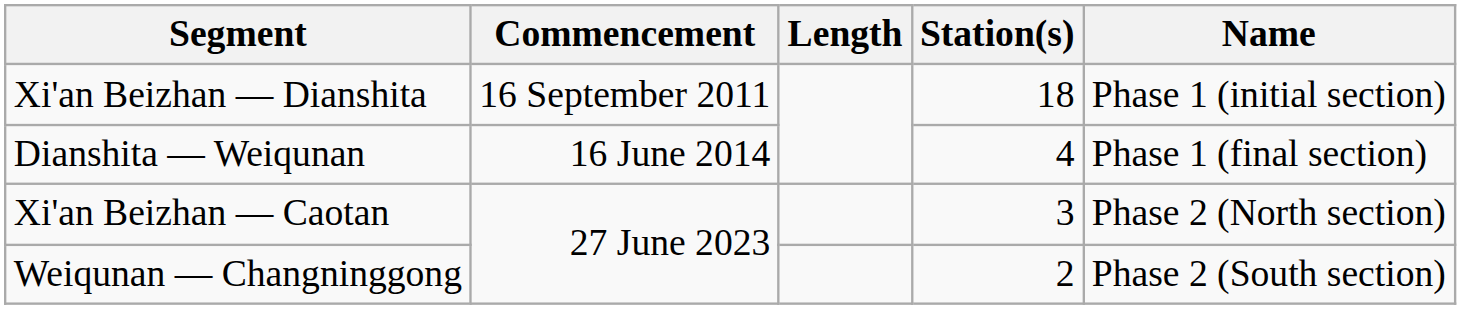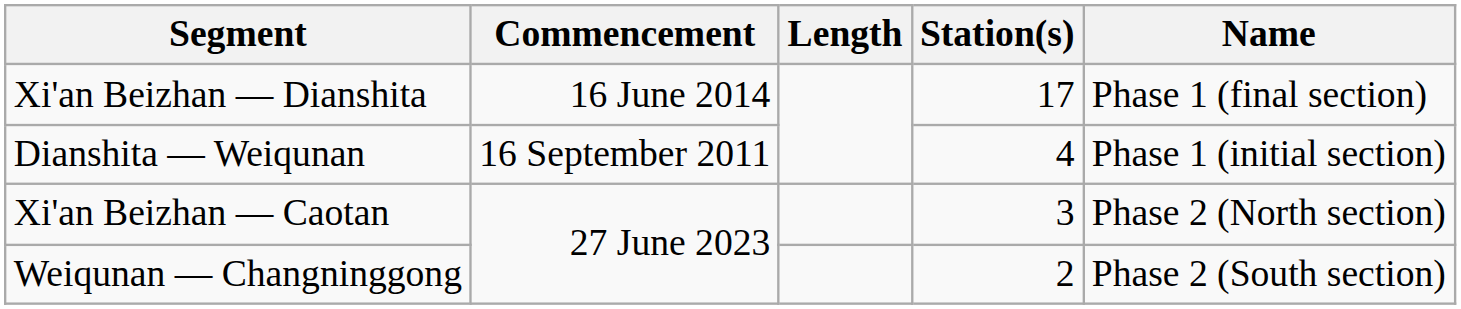(625, 93) 16 September 2011 -> (670, 93) 16 June 2014
(1056, 93) 18 -> (1056, 93) 17
(1269, 93) Phase 1 (initial section) -> (1259, 93) Phase 1 (final section)
(670, 153) 16 June 2014 -> (625, 153) 16 September 2011
(1259, 153) Phase 1 (final section) -> (1269, 153) Phase 1 (initial section)
